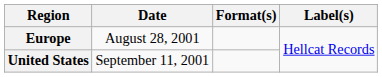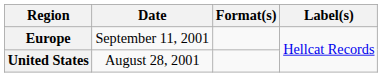(152, 38) August 28, 2001 -> (152, 38) September 11, 2001
(152, 60) September 11, 2001 -> (152, 60) August 28, 2001
